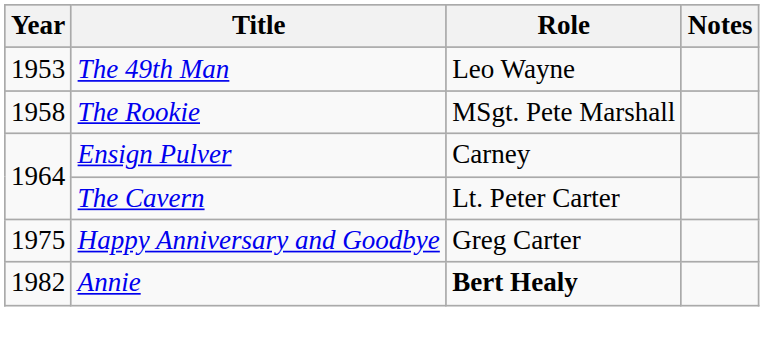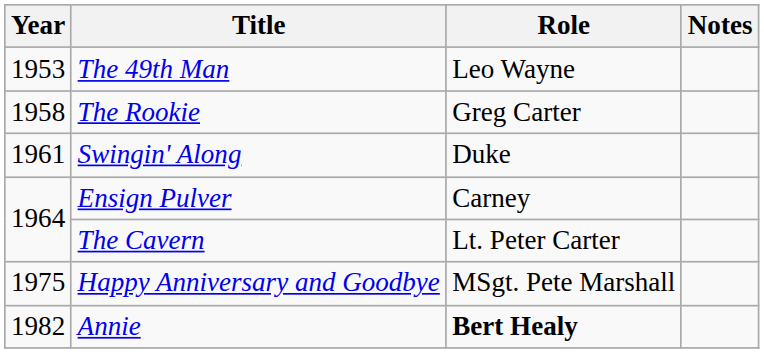(564, 111) MSgt. Pete Marshall -> (516, 111) Greg Carter
+ row: (160, 154)
(516, 240) Greg Carter -> (564, 283) MSgt. Pete Marshall
